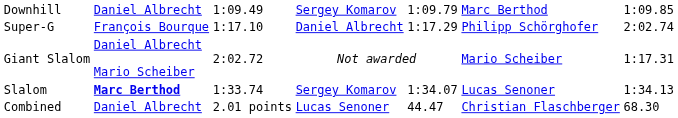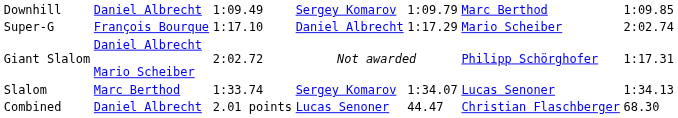(530, 27) Philipp Schörghofer -> (512, 27) Mario Scheiber
(512, 58) Mario Scheiber -> (530, 58) Philipp Schörghofer
(137, 90) bold -> (137, 90) normal
